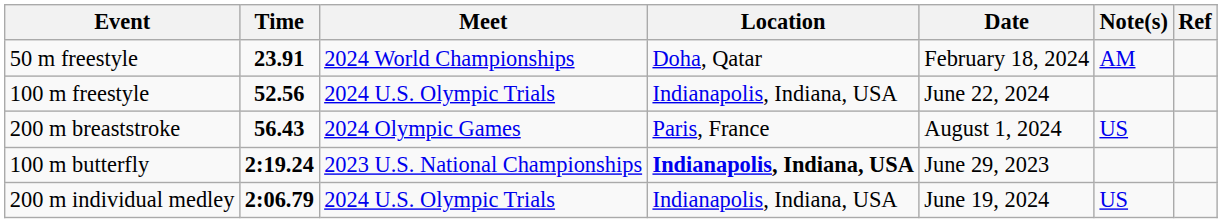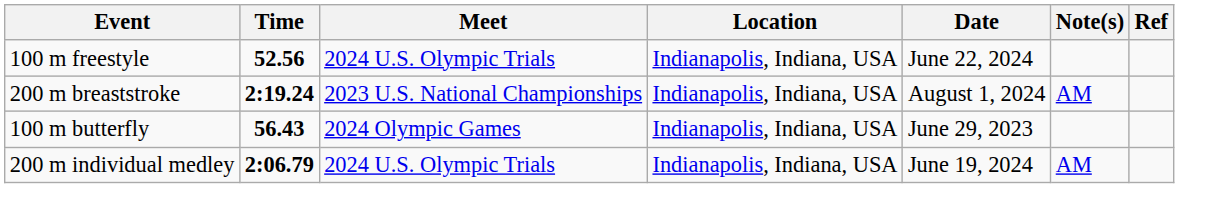- row: (74, 57)
(279, 128) 56.43 -> (279, 93) 2:19.24
(422, 128) 2024 Olympic Games -> (483, 93) 2023 U.S. National Championships
(711, 128) Paris, France -> (775, 93) Indianapolis, Indiana, USA
(1114, 128) US -> (1074, 93) AM
(279, 164) 2:19.24 -> (279, 128) 56.43
(483, 164) 2023 U.S. National Championships -> (422, 128) 2024 Olympic Games
(783, 164) bold -> (775, 128) normal
(1114, 199) US -> (1074, 164) AM
